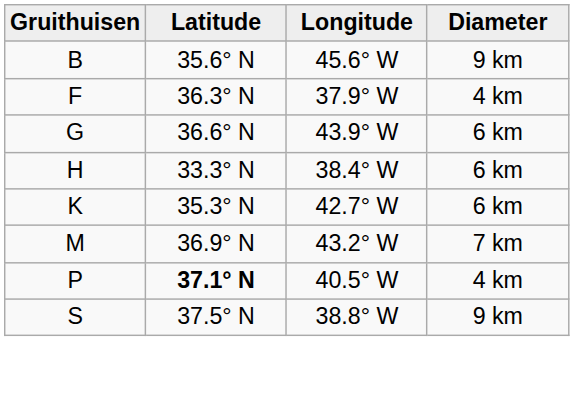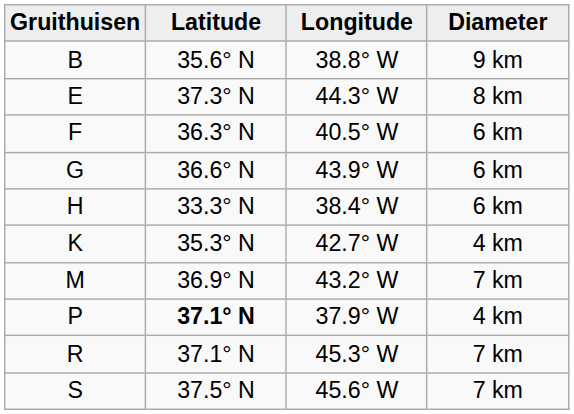(357, 59) 45.6° W -> (357, 59) 38.8° W
+ row: (75, 96)
(357, 96) 37.9° W -> (357, 133) 40.5° W
(498, 96) 4 km -> (498, 133) 6 km
(498, 206) 6 km -> (498, 243) 4 km
(357, 280) 40.5° W -> (357, 317) 37.9° W
+ row: (75, 354)
(357, 317) 38.8° W -> (357, 390) 45.6° W
(498, 317) 9 km -> (498, 390) 7 km
